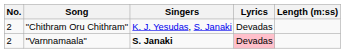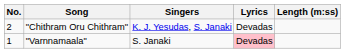(9, 41) 2 -> (9, 41) 1
(152, 41) bold -> (151, 41) normal
